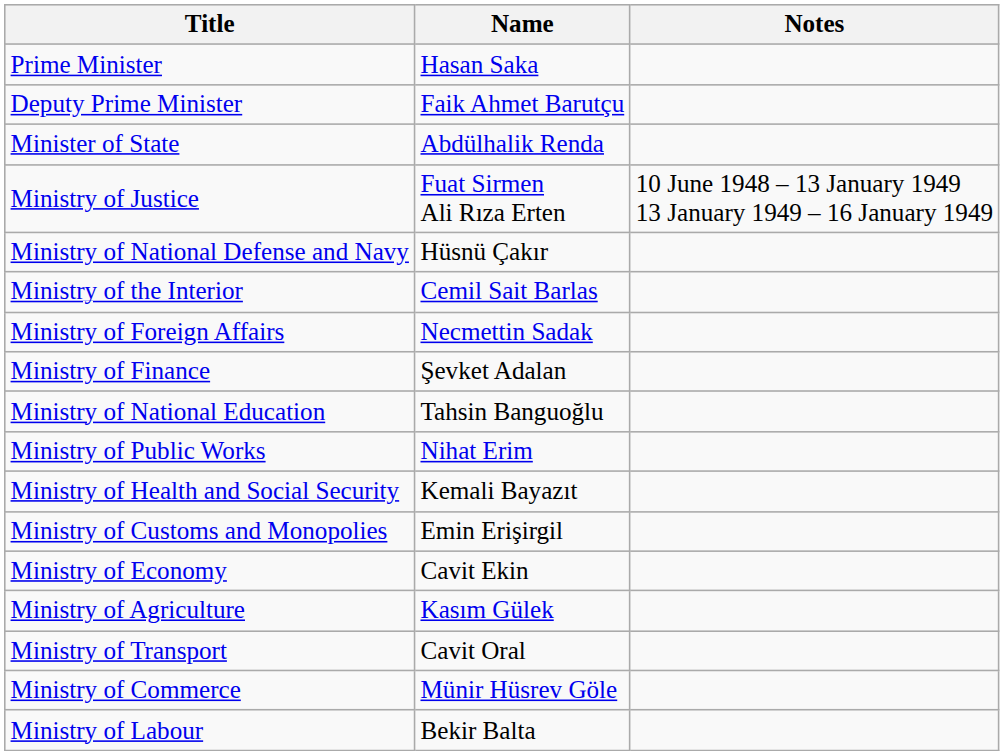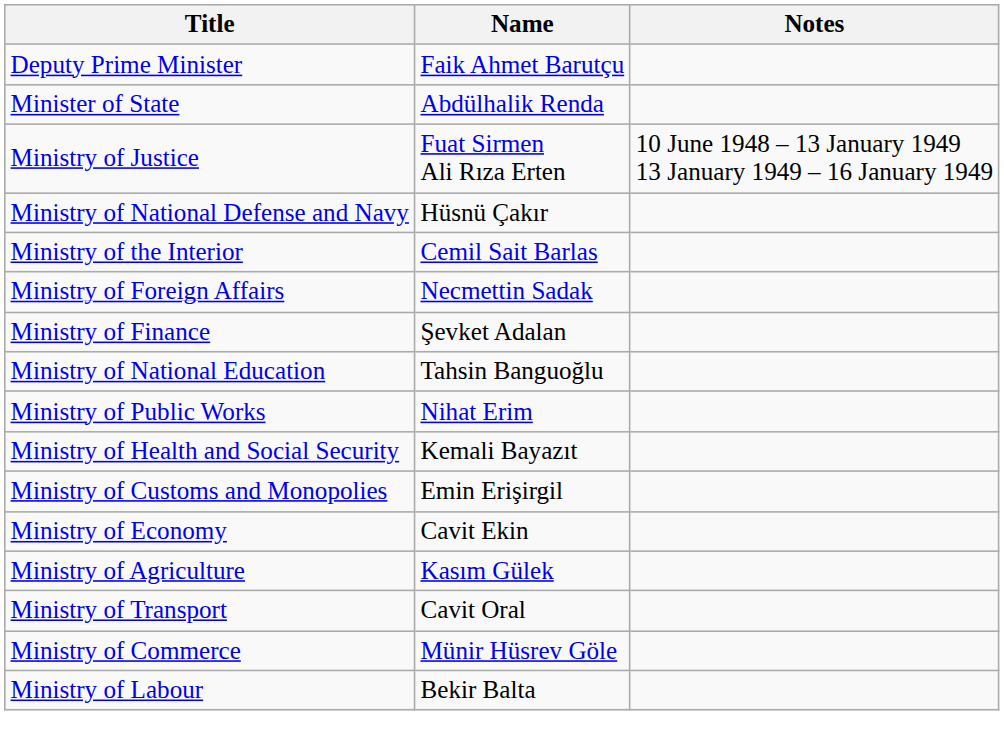- row: (86, 64)
